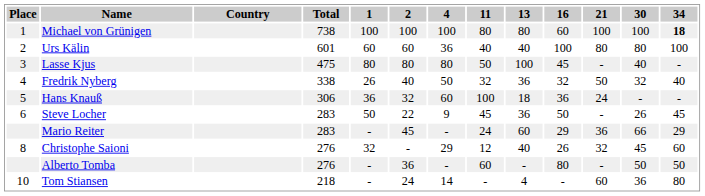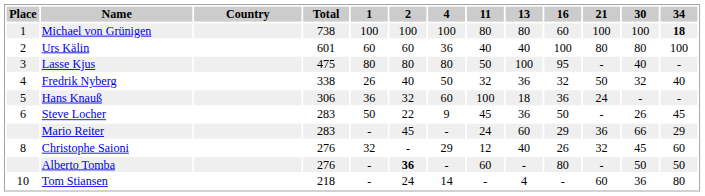(563, 64) 45 -> (563, 64) 95
(408, 165) normal -> (408, 165) bold
